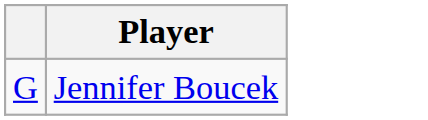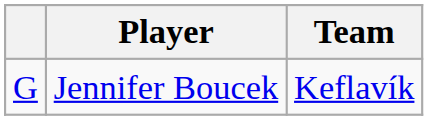+ column: (354, 31)
